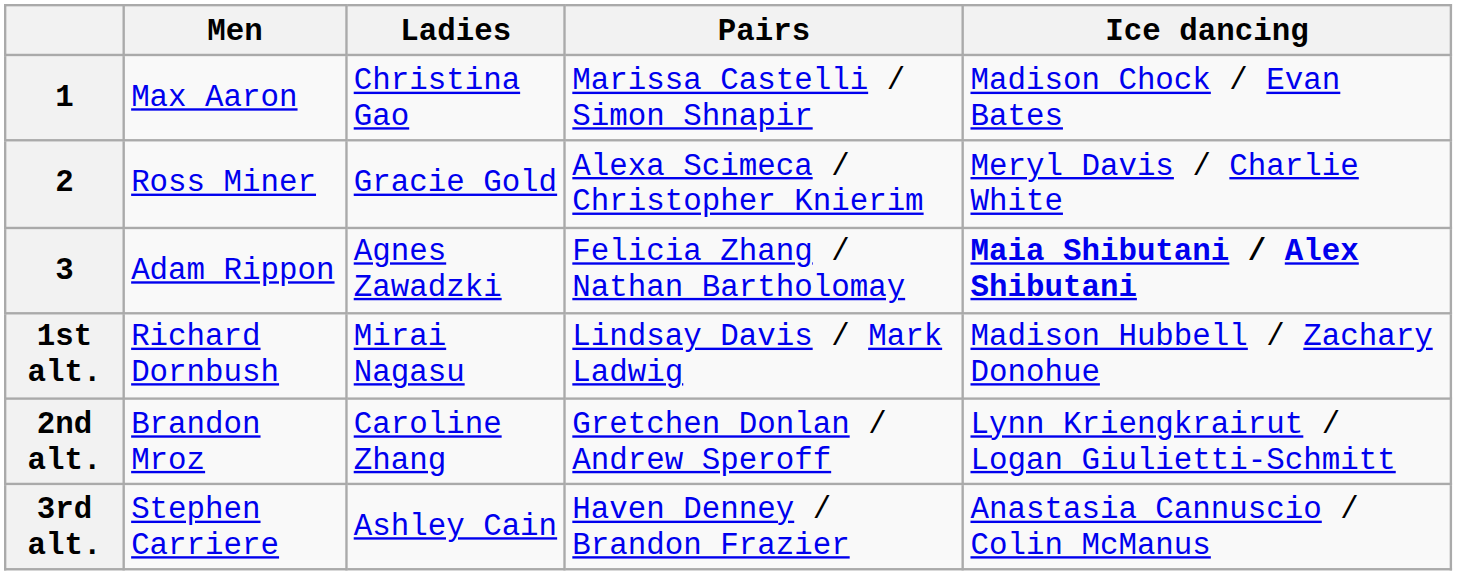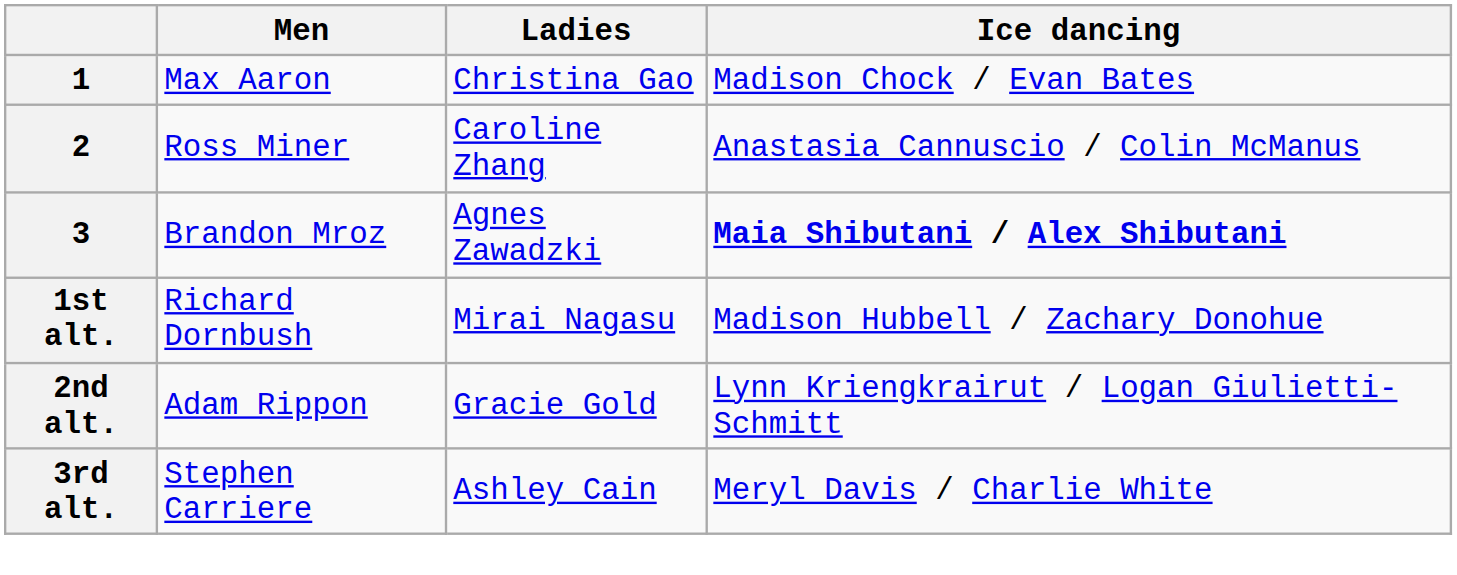- column: (764, 30)
(455, 184) Gracie Gold -> (527, 148) Caroline Zhang
(1165, 184) Meryl Davis / Charlie White -> (1037, 148) Anastasia Cannuscio / Colin McManus
(233, 270) Adam Rippon -> (275, 234) Brandon Mroz
(196, 441) Brandon Mroz -> (266, 406) Adam Rippon
(428, 441) Caroline Zhang -> (555, 406) Gracie Gold
(1165, 527) Anastasia Cannuscio / Colin McManus -> (963, 492) Meryl Davis / Charlie White
